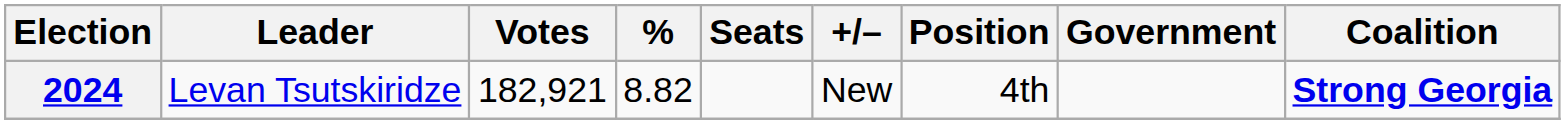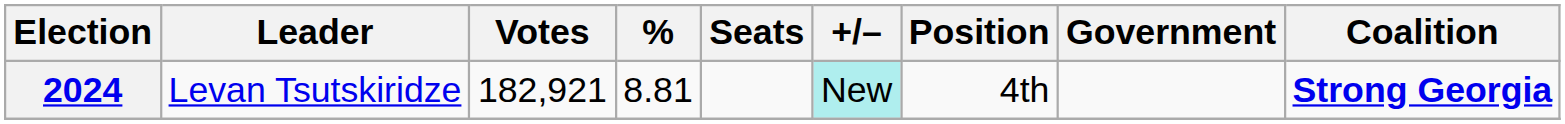(658, 89) 8.82 -> (658, 89) 8.81
(857, 89) no background -> (857, 89) paleturquoise background
